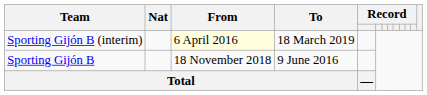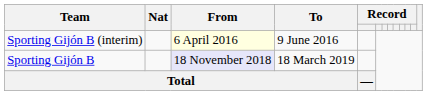(316, 40) 18 March 2019 -> (308, 40) 9 June 2016
(223, 60) no background -> (223, 60) lavender background
(308, 60) 9 June 2016 -> (316, 60) 18 March 2019
